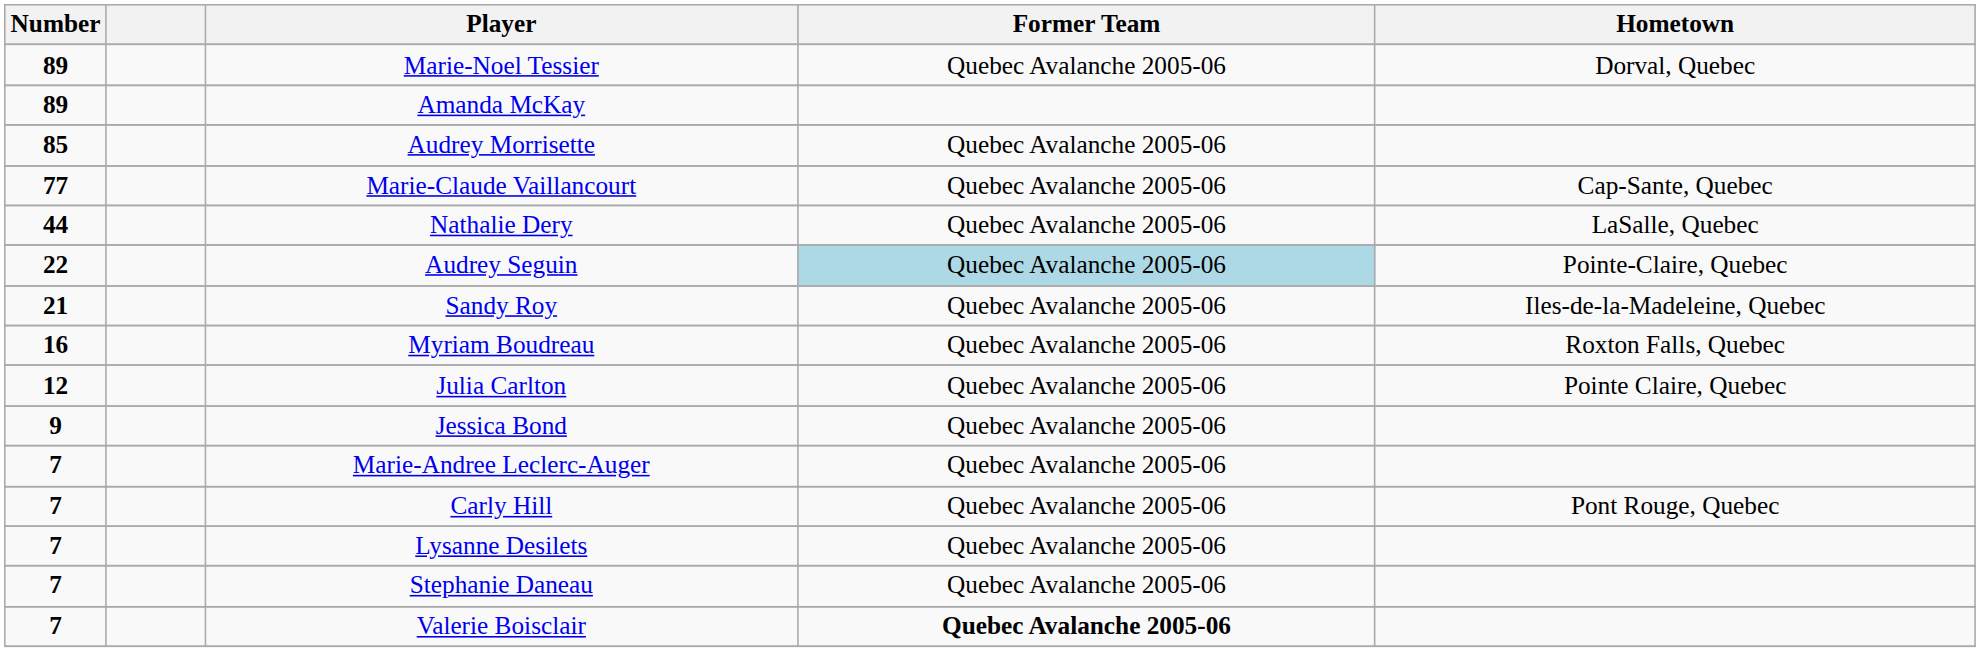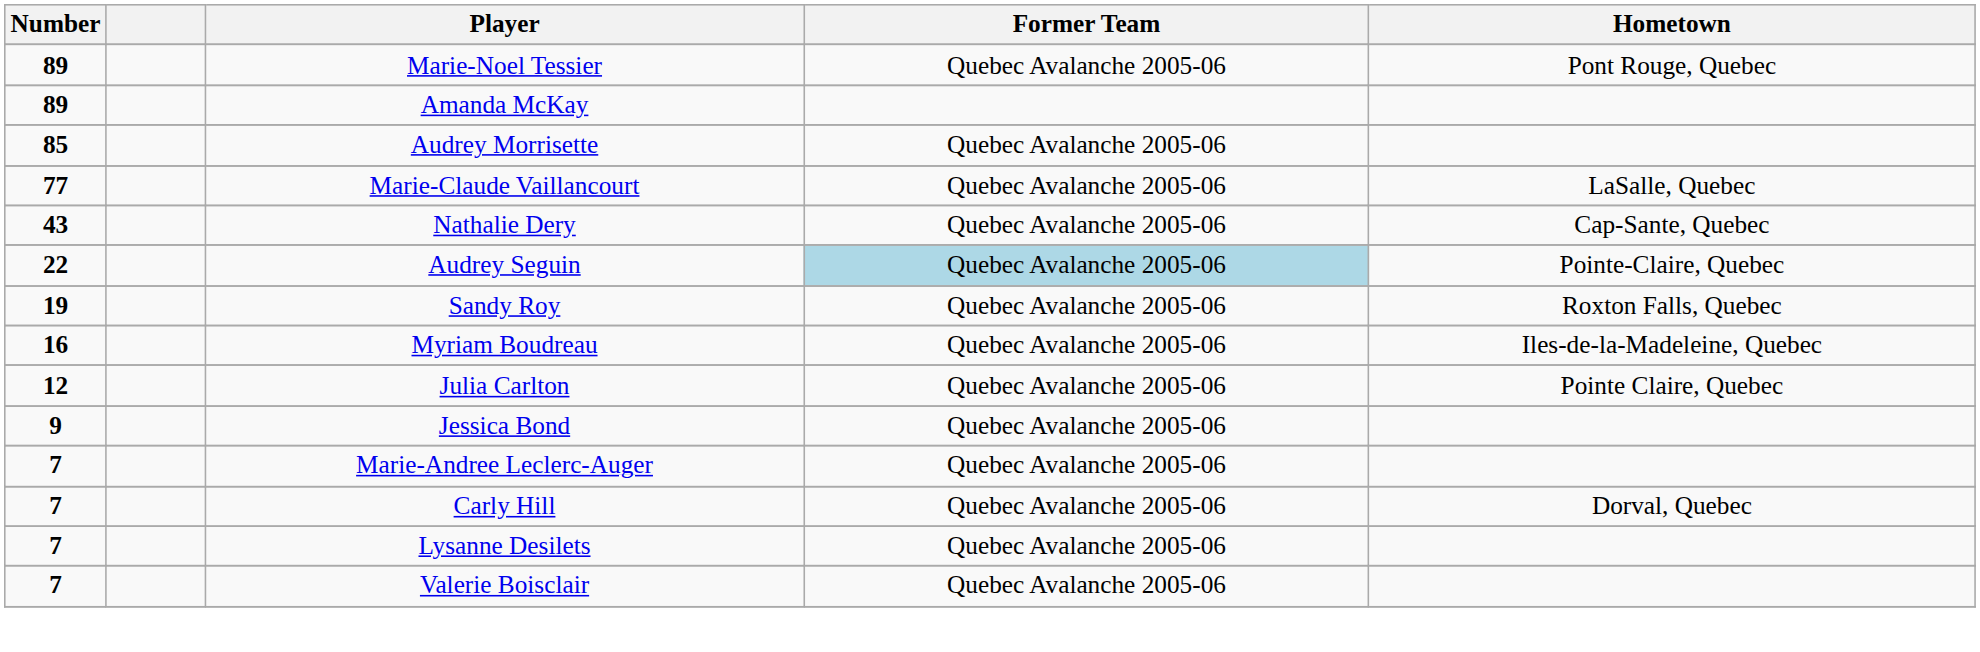(1675, 64) Dorval, Quebec -> (1672, 64) Pont Rouge, Quebec
(1675, 184) Cap-Sante, Quebec -> (1672, 184) LaSalle, Quebec
(56, 225) 44 -> (56, 225) 43
(1675, 225) LaSalle, Quebec -> (1672, 225) Cap-Sante, Quebec
(56, 305) 21 -> (56, 305) 19
(1675, 305) Iles-de-la-Madeleine, Quebec -> (1672, 305) Roxton Falls, Quebec
(1675, 345) Roxton Falls, Quebec -> (1672, 345) Iles-de-la-Madeleine, Quebec
(1675, 505) Pont Rouge, Quebec -> (1672, 505) Dorval, Quebec
- row: (501, 585)
(1087, 625) bold -> (1086, 585) normal
